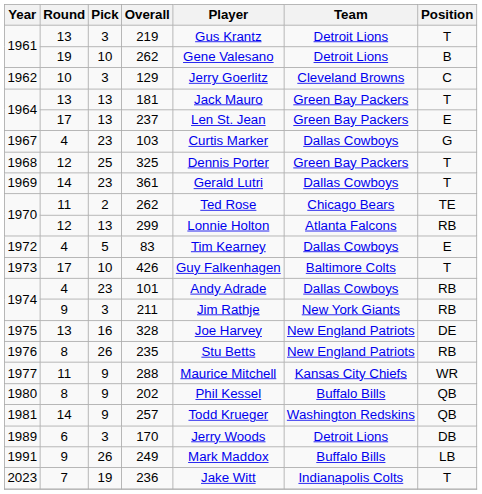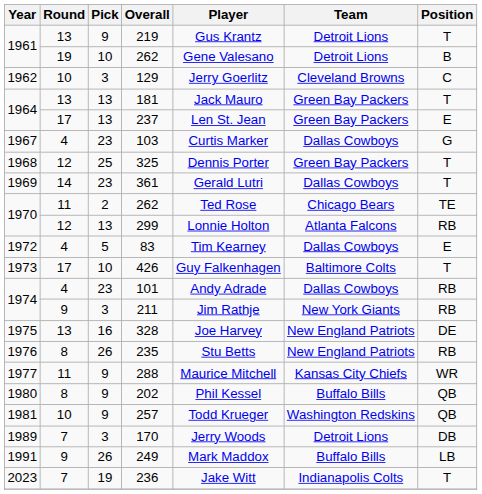(105, 36) 3 -> (105, 36) 9
(64, 415) 14 -> (64, 415) 10
(64, 436) 6 -> (64, 436) 7
